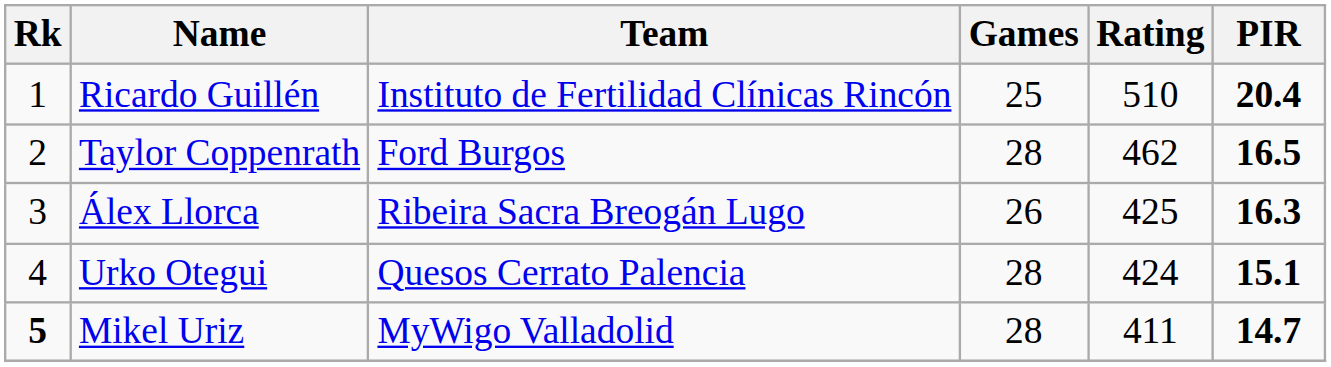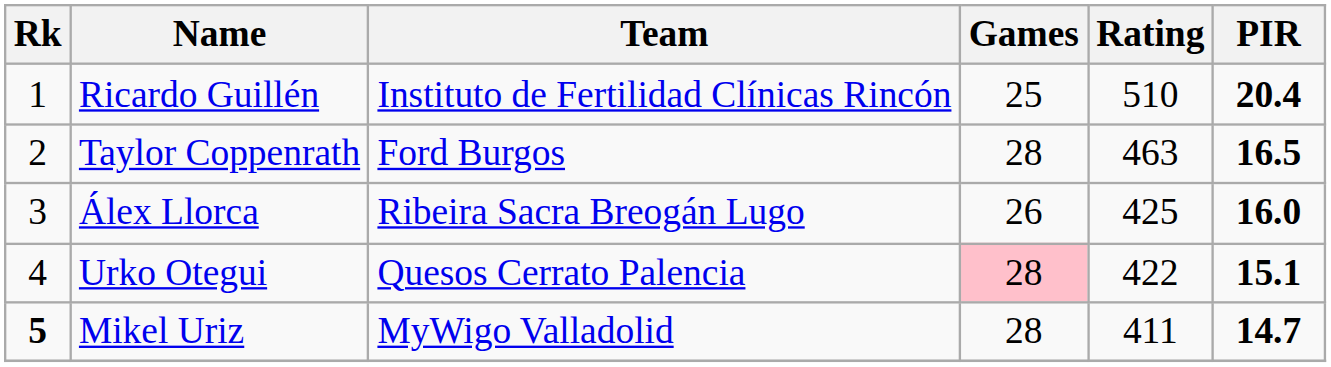(1150, 152) 462 -> (1150, 152) 463
(1268, 212) 16.3 -> (1268, 212) 16.0
(1024, 271) no background -> (1024, 271) pink background
(1150, 271) 424 -> (1150, 271) 422
